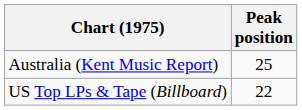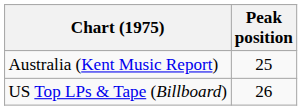(264, 91) 22 -> (264, 91) 26
